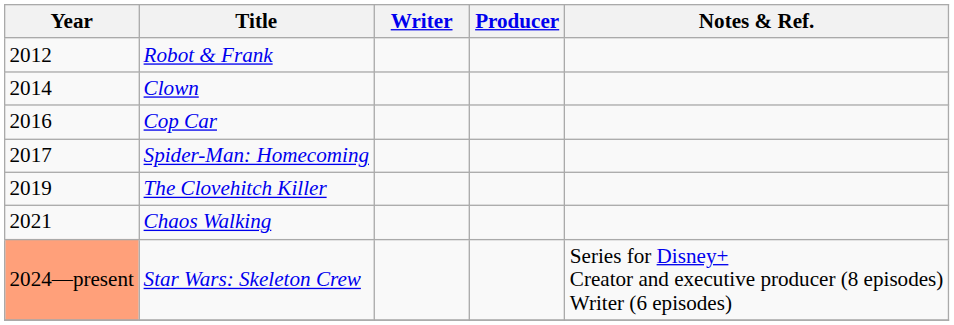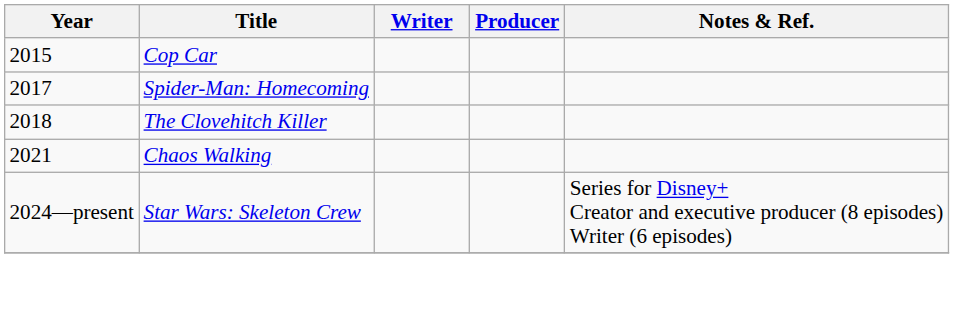- row: (208, 54)
- row: (171, 88)
(31, 121) 2016 -> (31, 54) 2015
(31, 188) 2019 -> (31, 121) 2018
(72, 279) lightsalmon background -> (72, 212) no background
